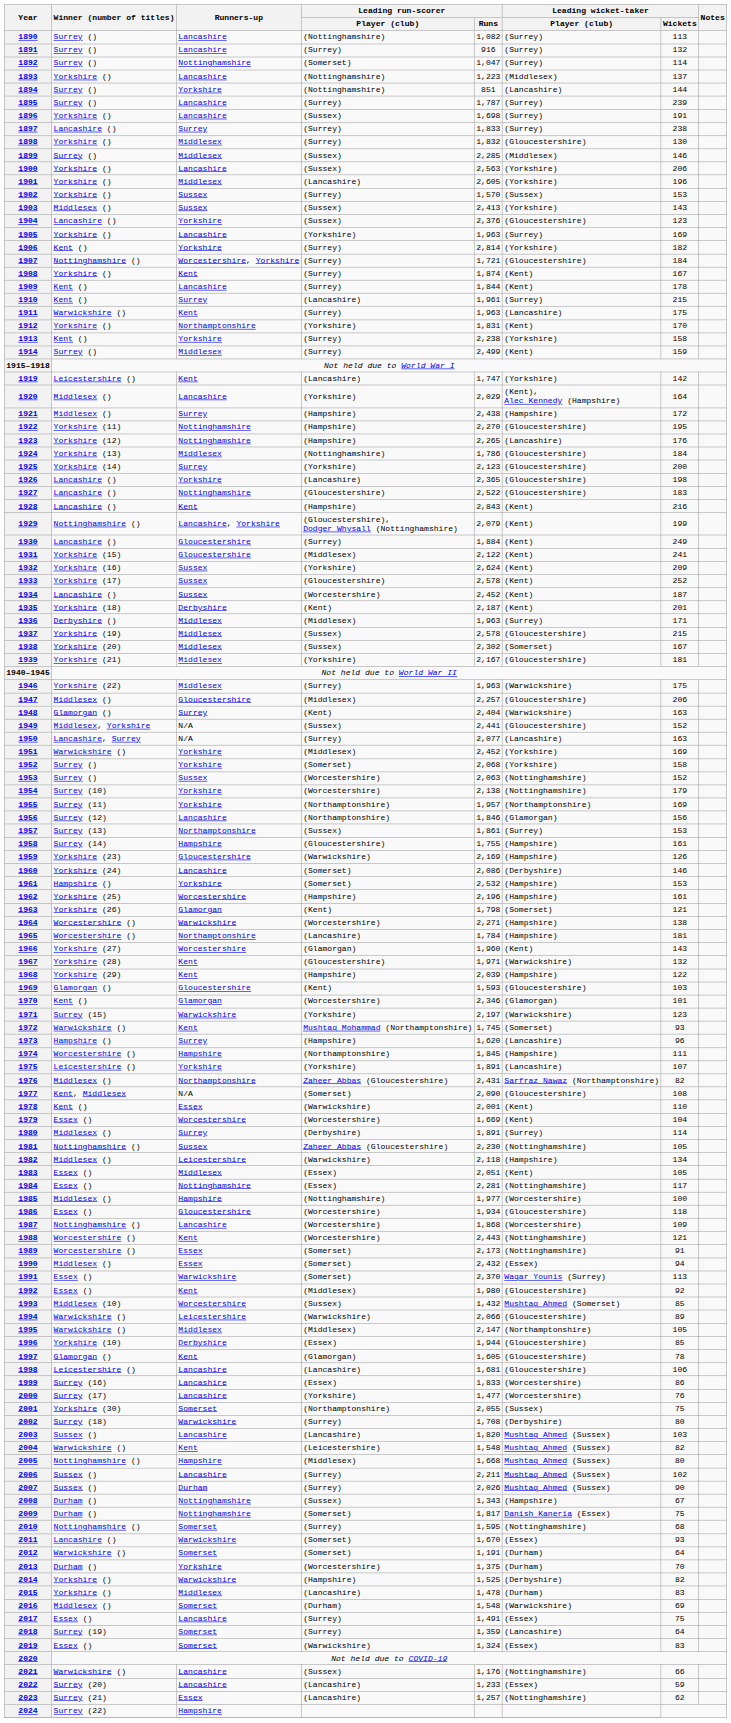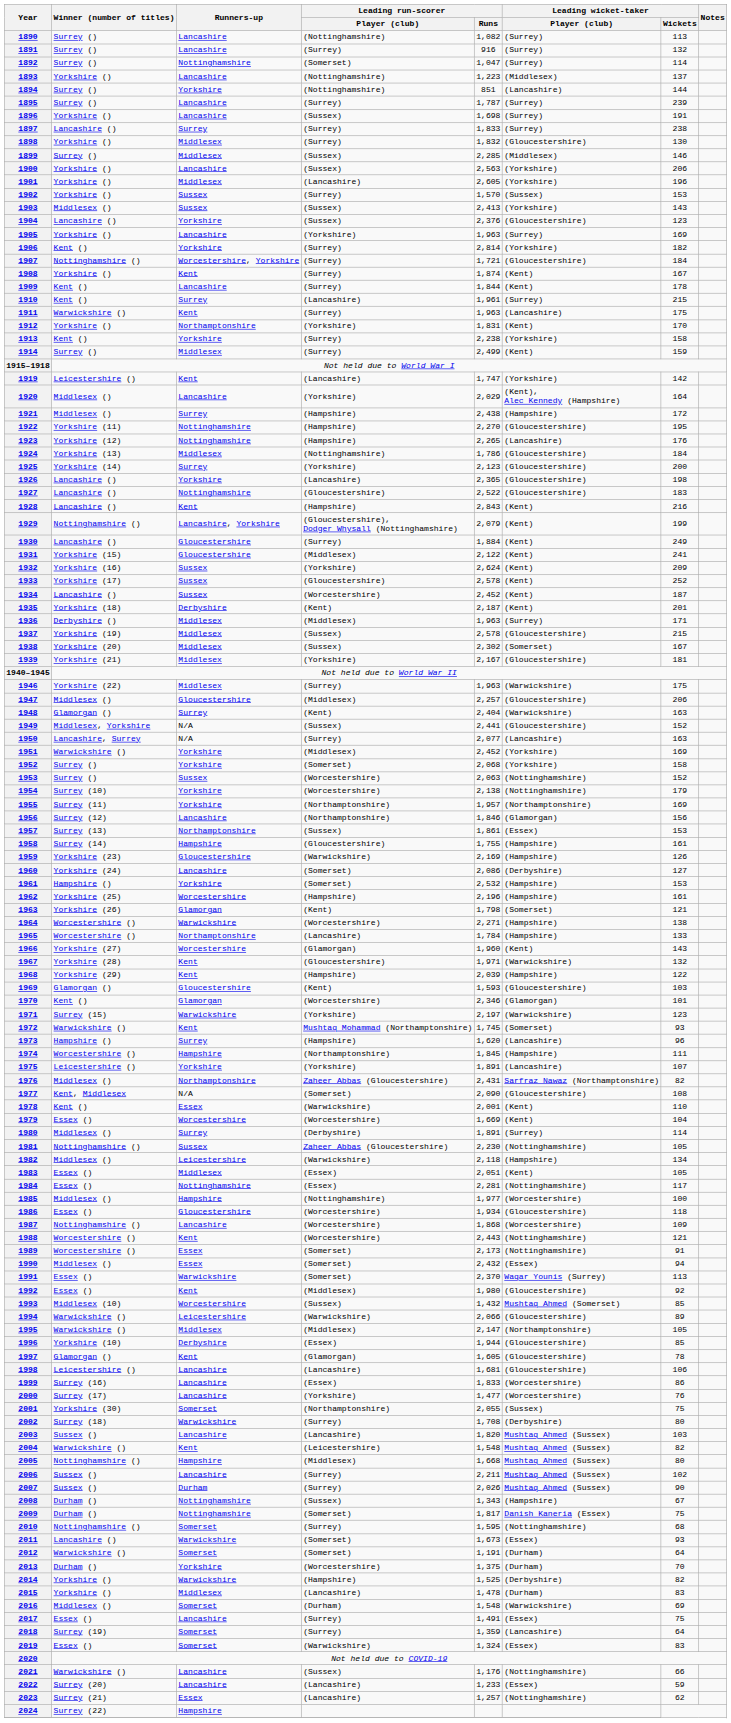(524, 831) (Surrey) -> (521, 831) (Essex)
(680, 870) 146 -> (680, 870) 127
(680, 936) 181 -> (680, 936) 133
(488, 1540) 1,670 -> (488, 1540) 1,673
